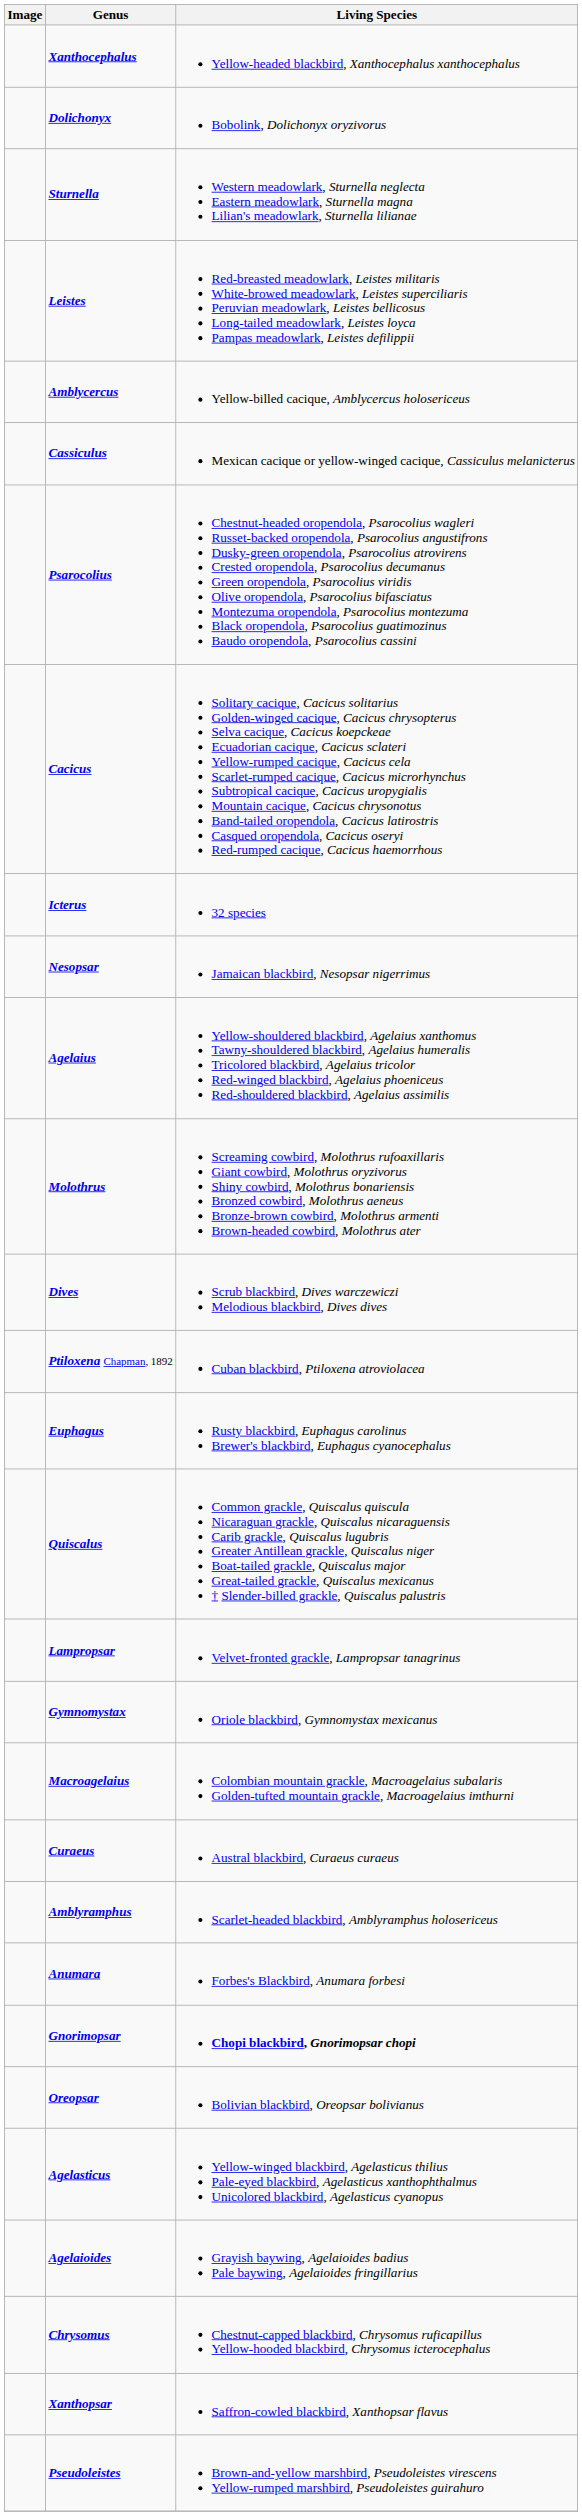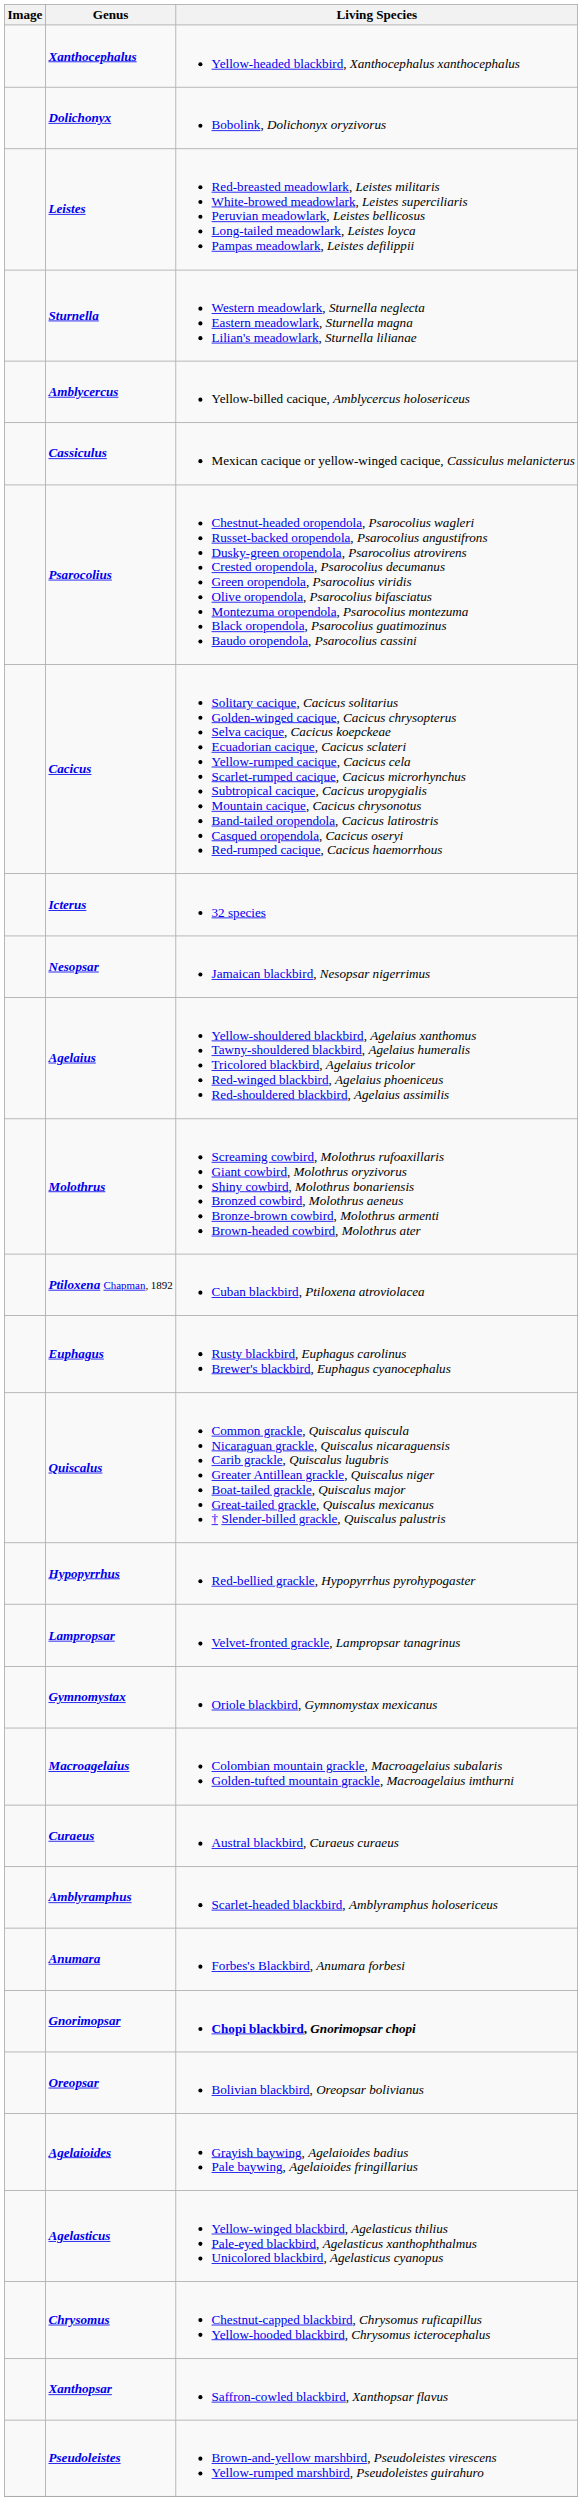rows swapped: (74, 194) <-> (67, 300)
- row: (63, 1292)
+ row: (84, 1573)
rows swapped: (80, 2258) <-> (79, 2174)
